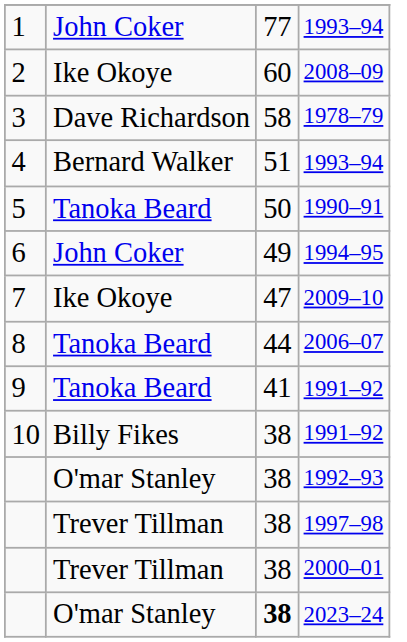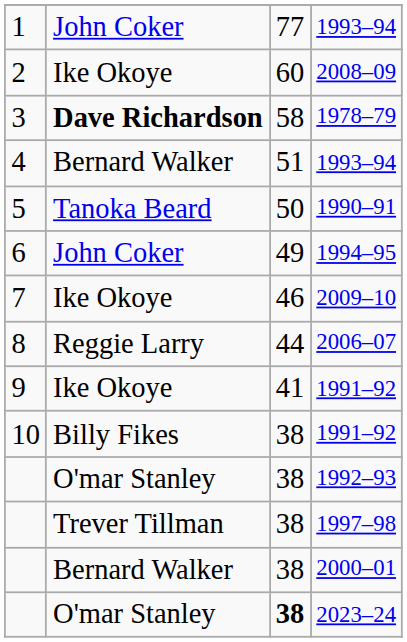(152, 117) normal -> (158, 117) bold
(277, 298) 47 -> (290, 298) 46
(132, 343) Tanoka Beard -> (129, 343) Reggie Larry
(132, 388) Tanoka Beard -> (113, 388) Ike Okoye
(138, 569) Trever Tillman -> (143, 569) Bernard Walker
